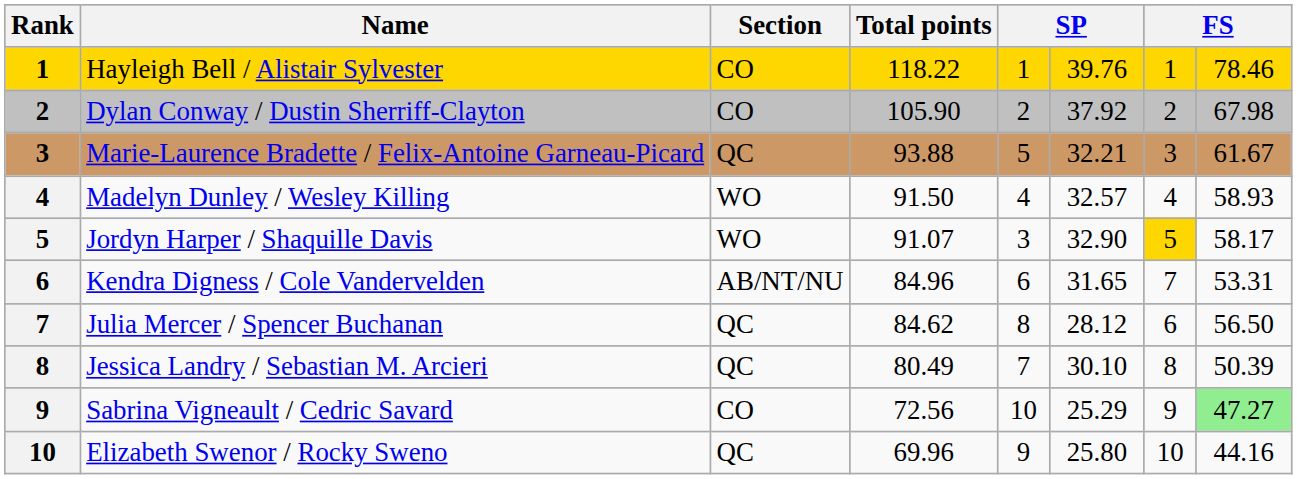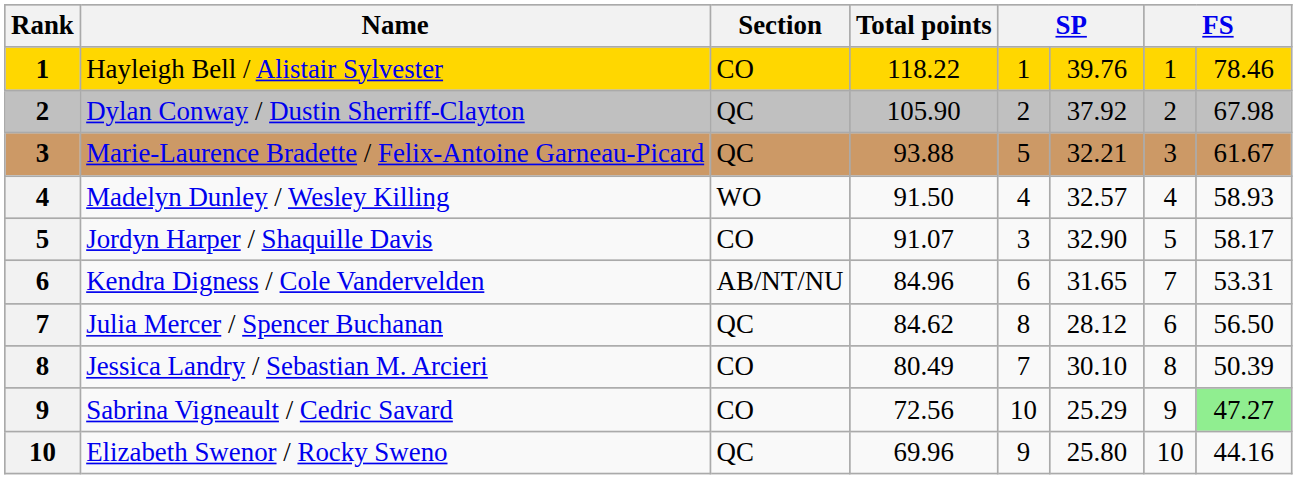(735, 111) CO -> (735, 111) QC
(739, 238) WO -> (735, 238) CO
(1170, 238) gold background -> (1170, 238) no background
(735, 366) QC -> (735, 366) CO
